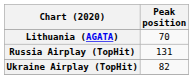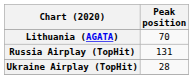(164, 67) 82 -> (164, 67) 28
